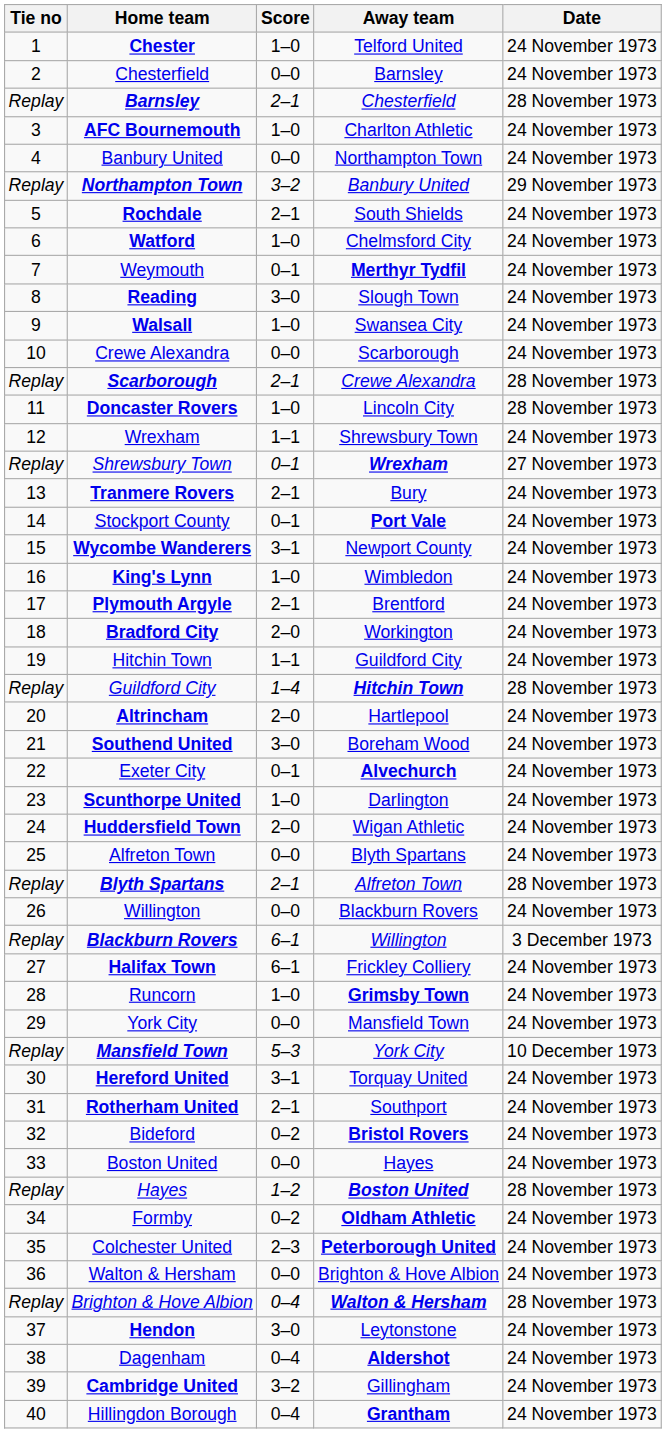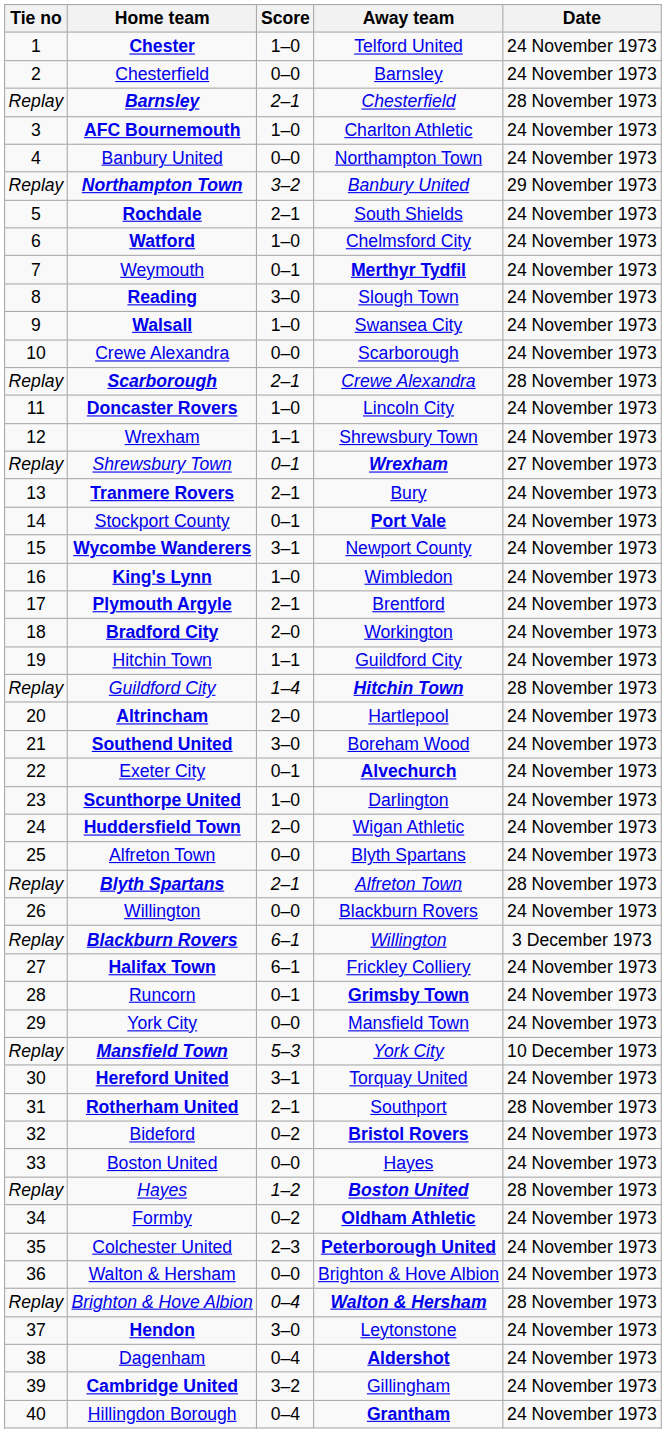(582, 409) 28 November 1973 -> (582, 409) 24 November 1973
(285, 995) 1–0 -> (285, 995) 0–1
(582, 1107) 24 November 1973 -> (582, 1107) 28 November 1973
